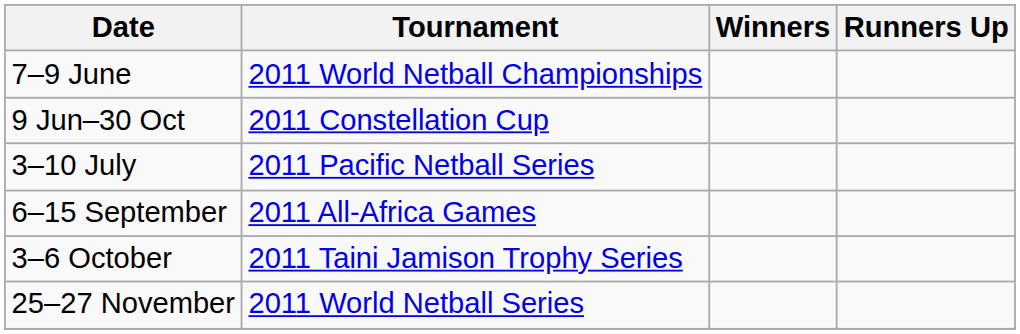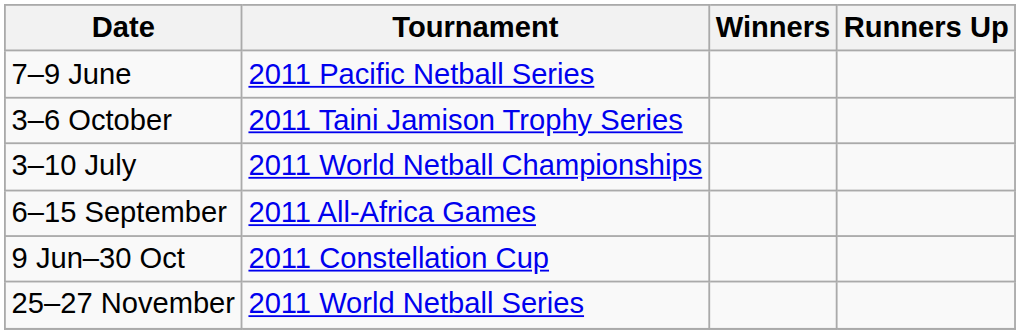(475, 73) 2011 World Netball Championships -> (421, 73) 2011 Pacific Netball Series
rows swapped: (98, 119) <-> (92, 258)
(421, 166) 2011 Pacific Netball Series -> (475, 166) 2011 World Netball Championships
